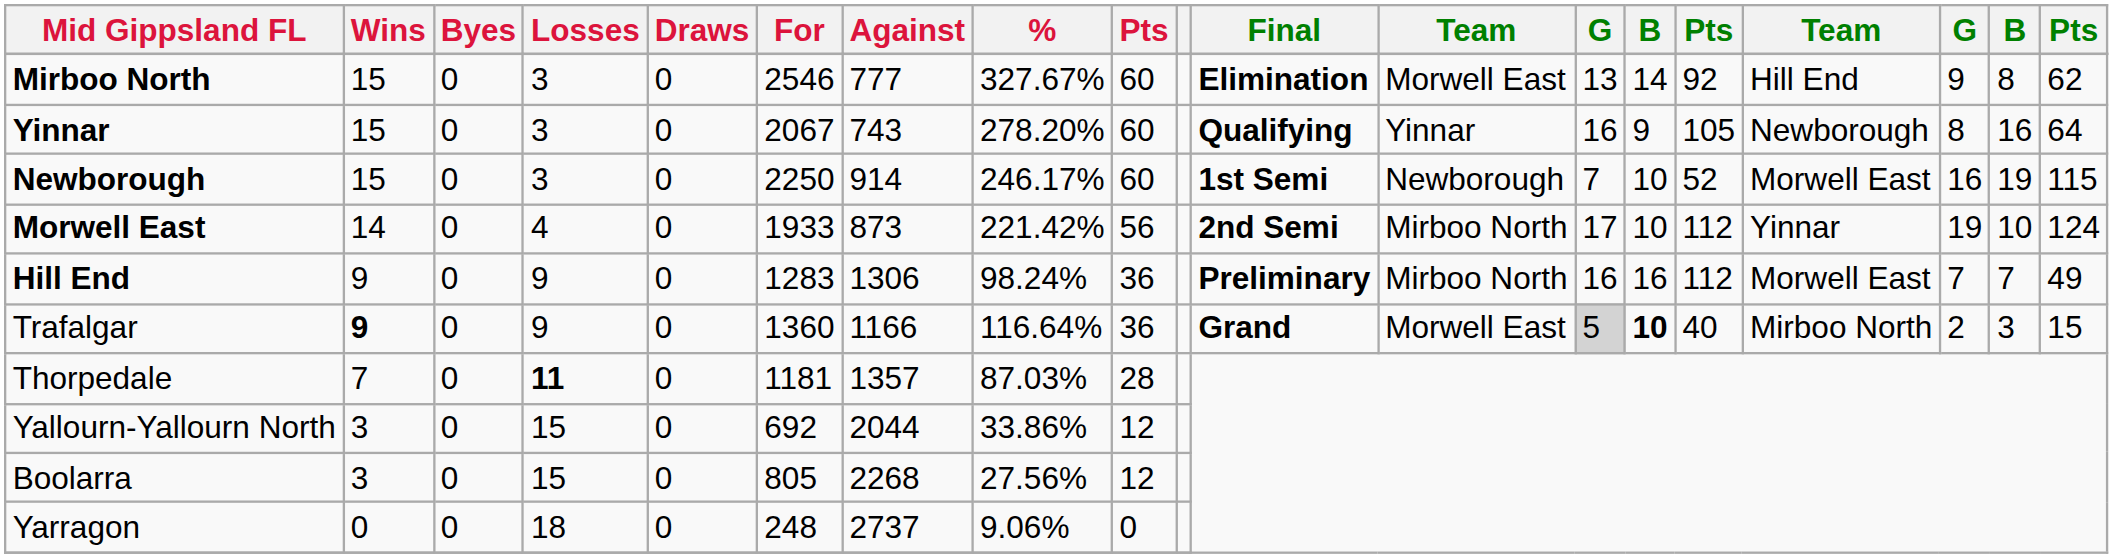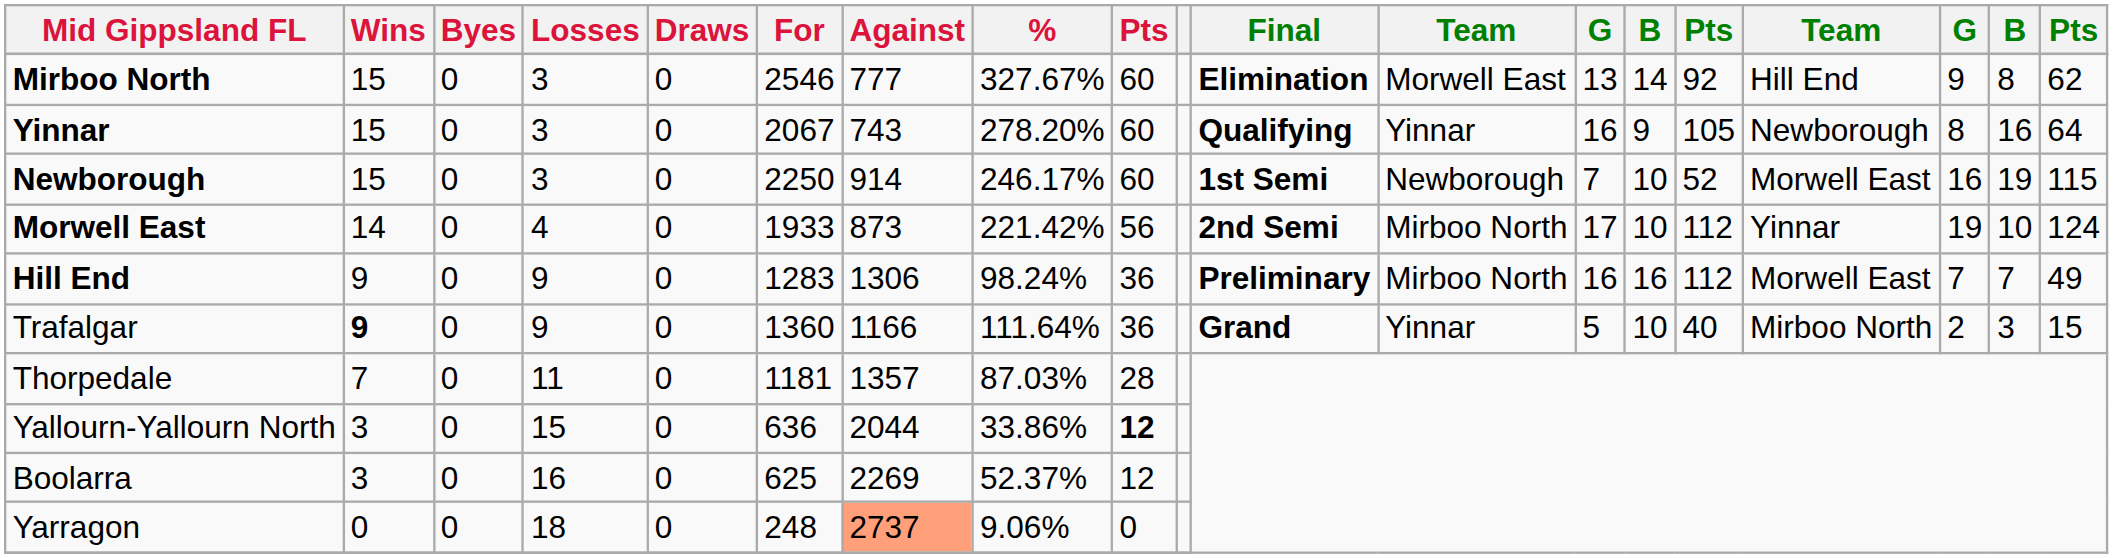(1041, 328) 116.64% -> (1040, 328) 111.64%
(1475, 328) Morwell East -> (1430, 328) Yinnar
(1591, 328) lightgrey background -> (1591, 328) no background
(1650, 328) bold -> (1650, 328) normal
(548, 378) bold -> (547, 378) normal
(791, 428) 692 -> (791, 428) 636
(1137, 428) normal -> (1137, 428) bold
(549, 477) 15 -> (549, 477) 16
(791, 477) 805 -> (791, 477) 625
(885, 477) 2268 -> (885, 477) 2269
(1034, 477) 27.56% -> (1034, 477) 52.37%
(885, 527) no background -> (885, 527) lightsalmon background
